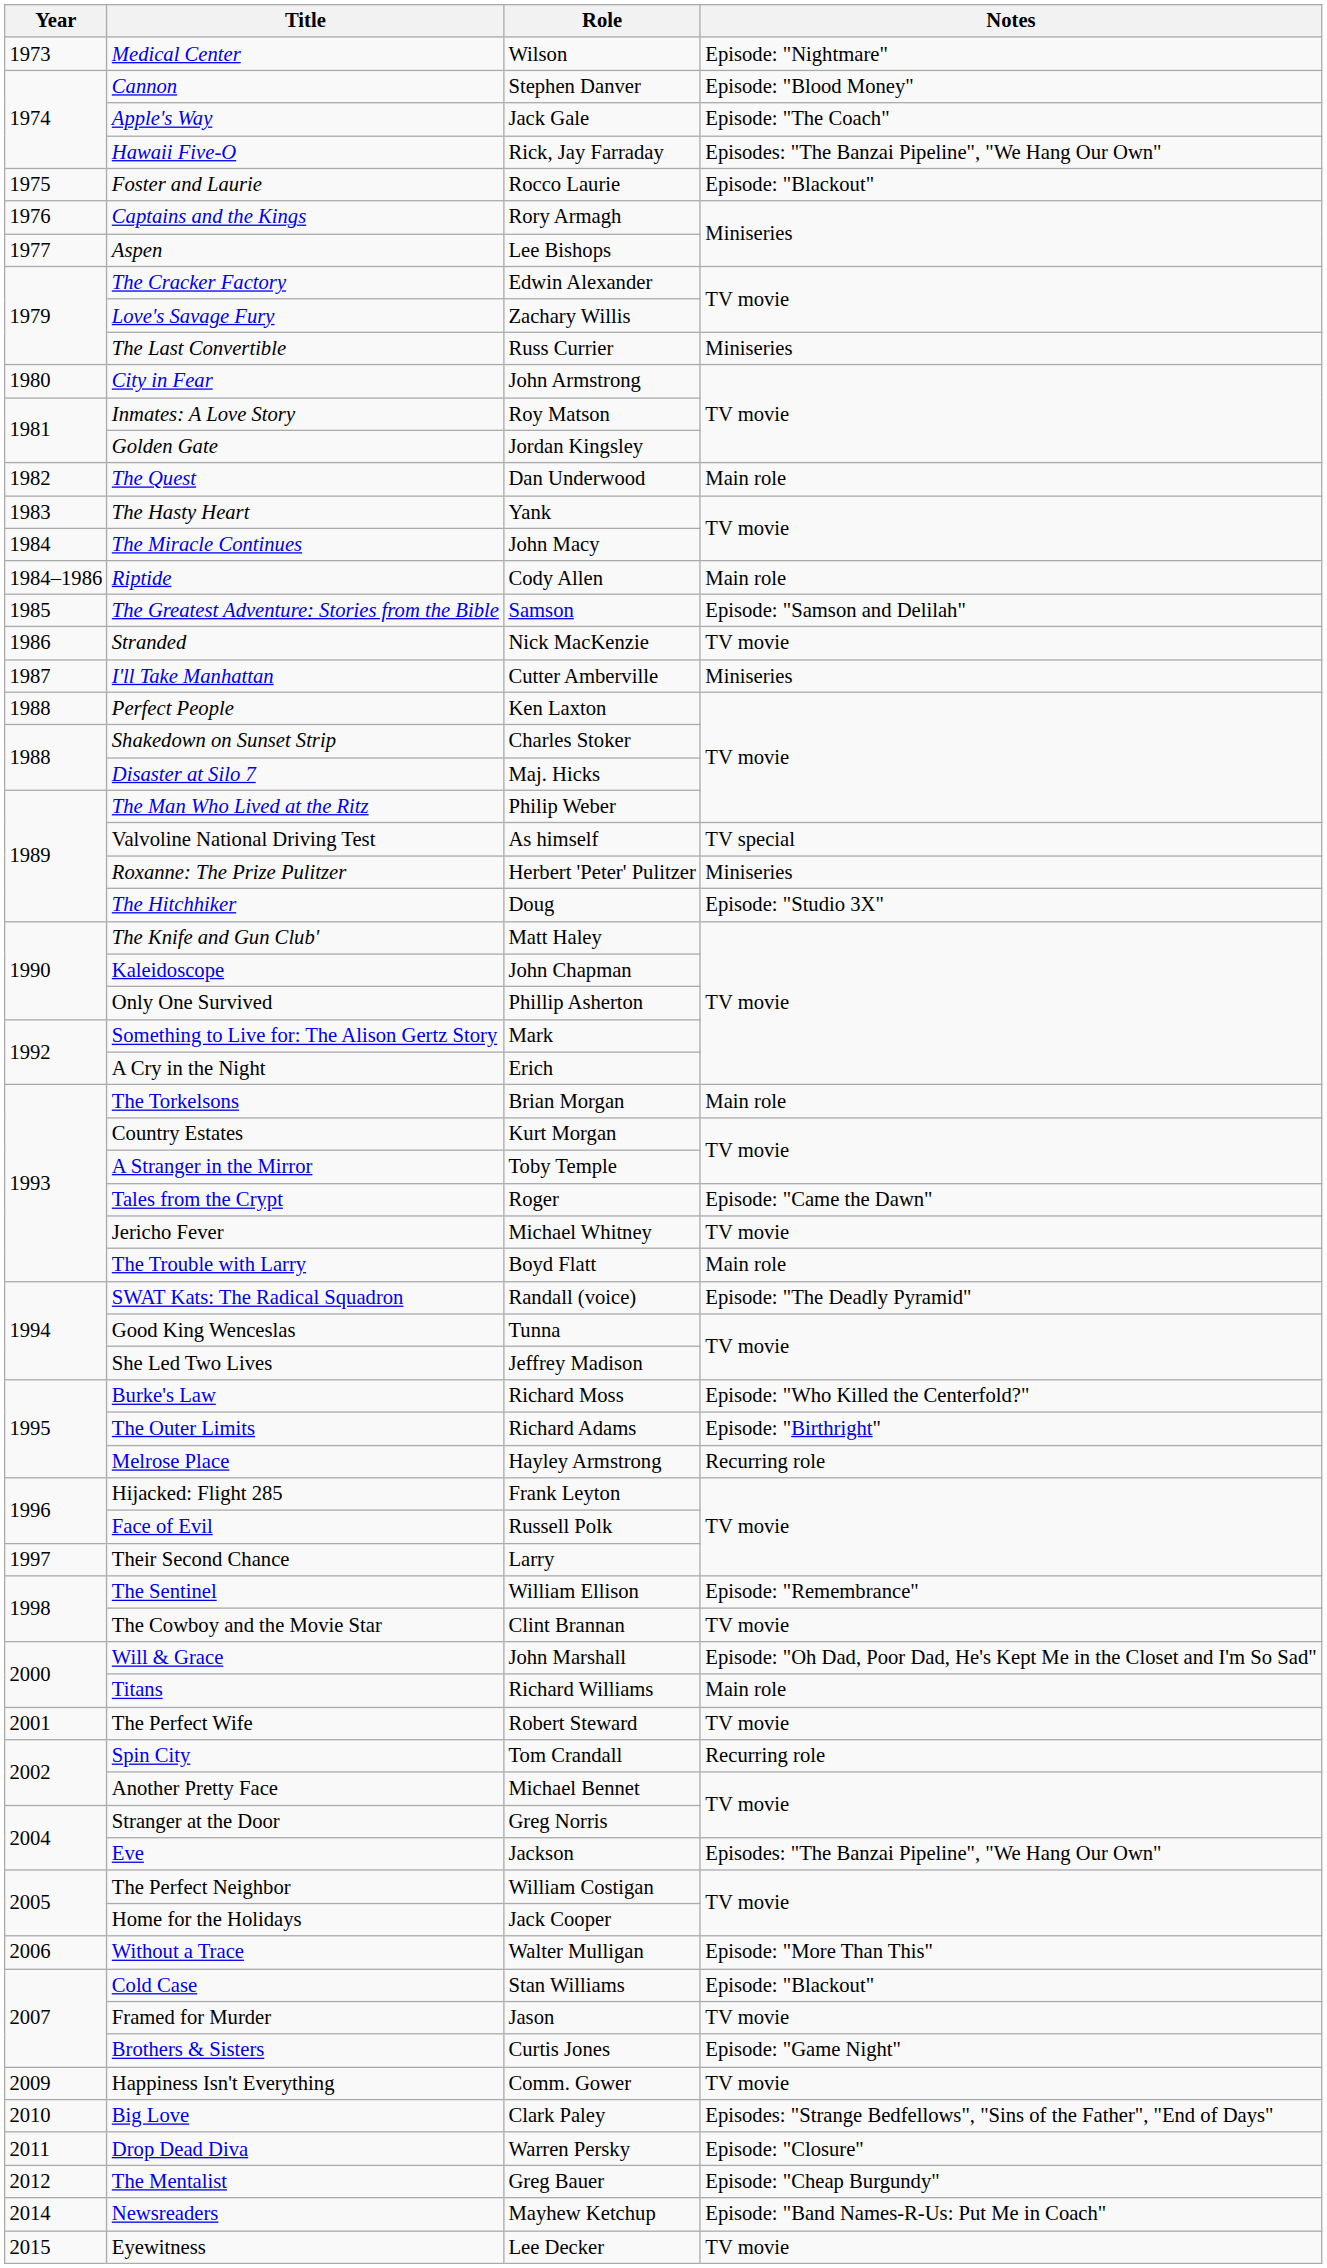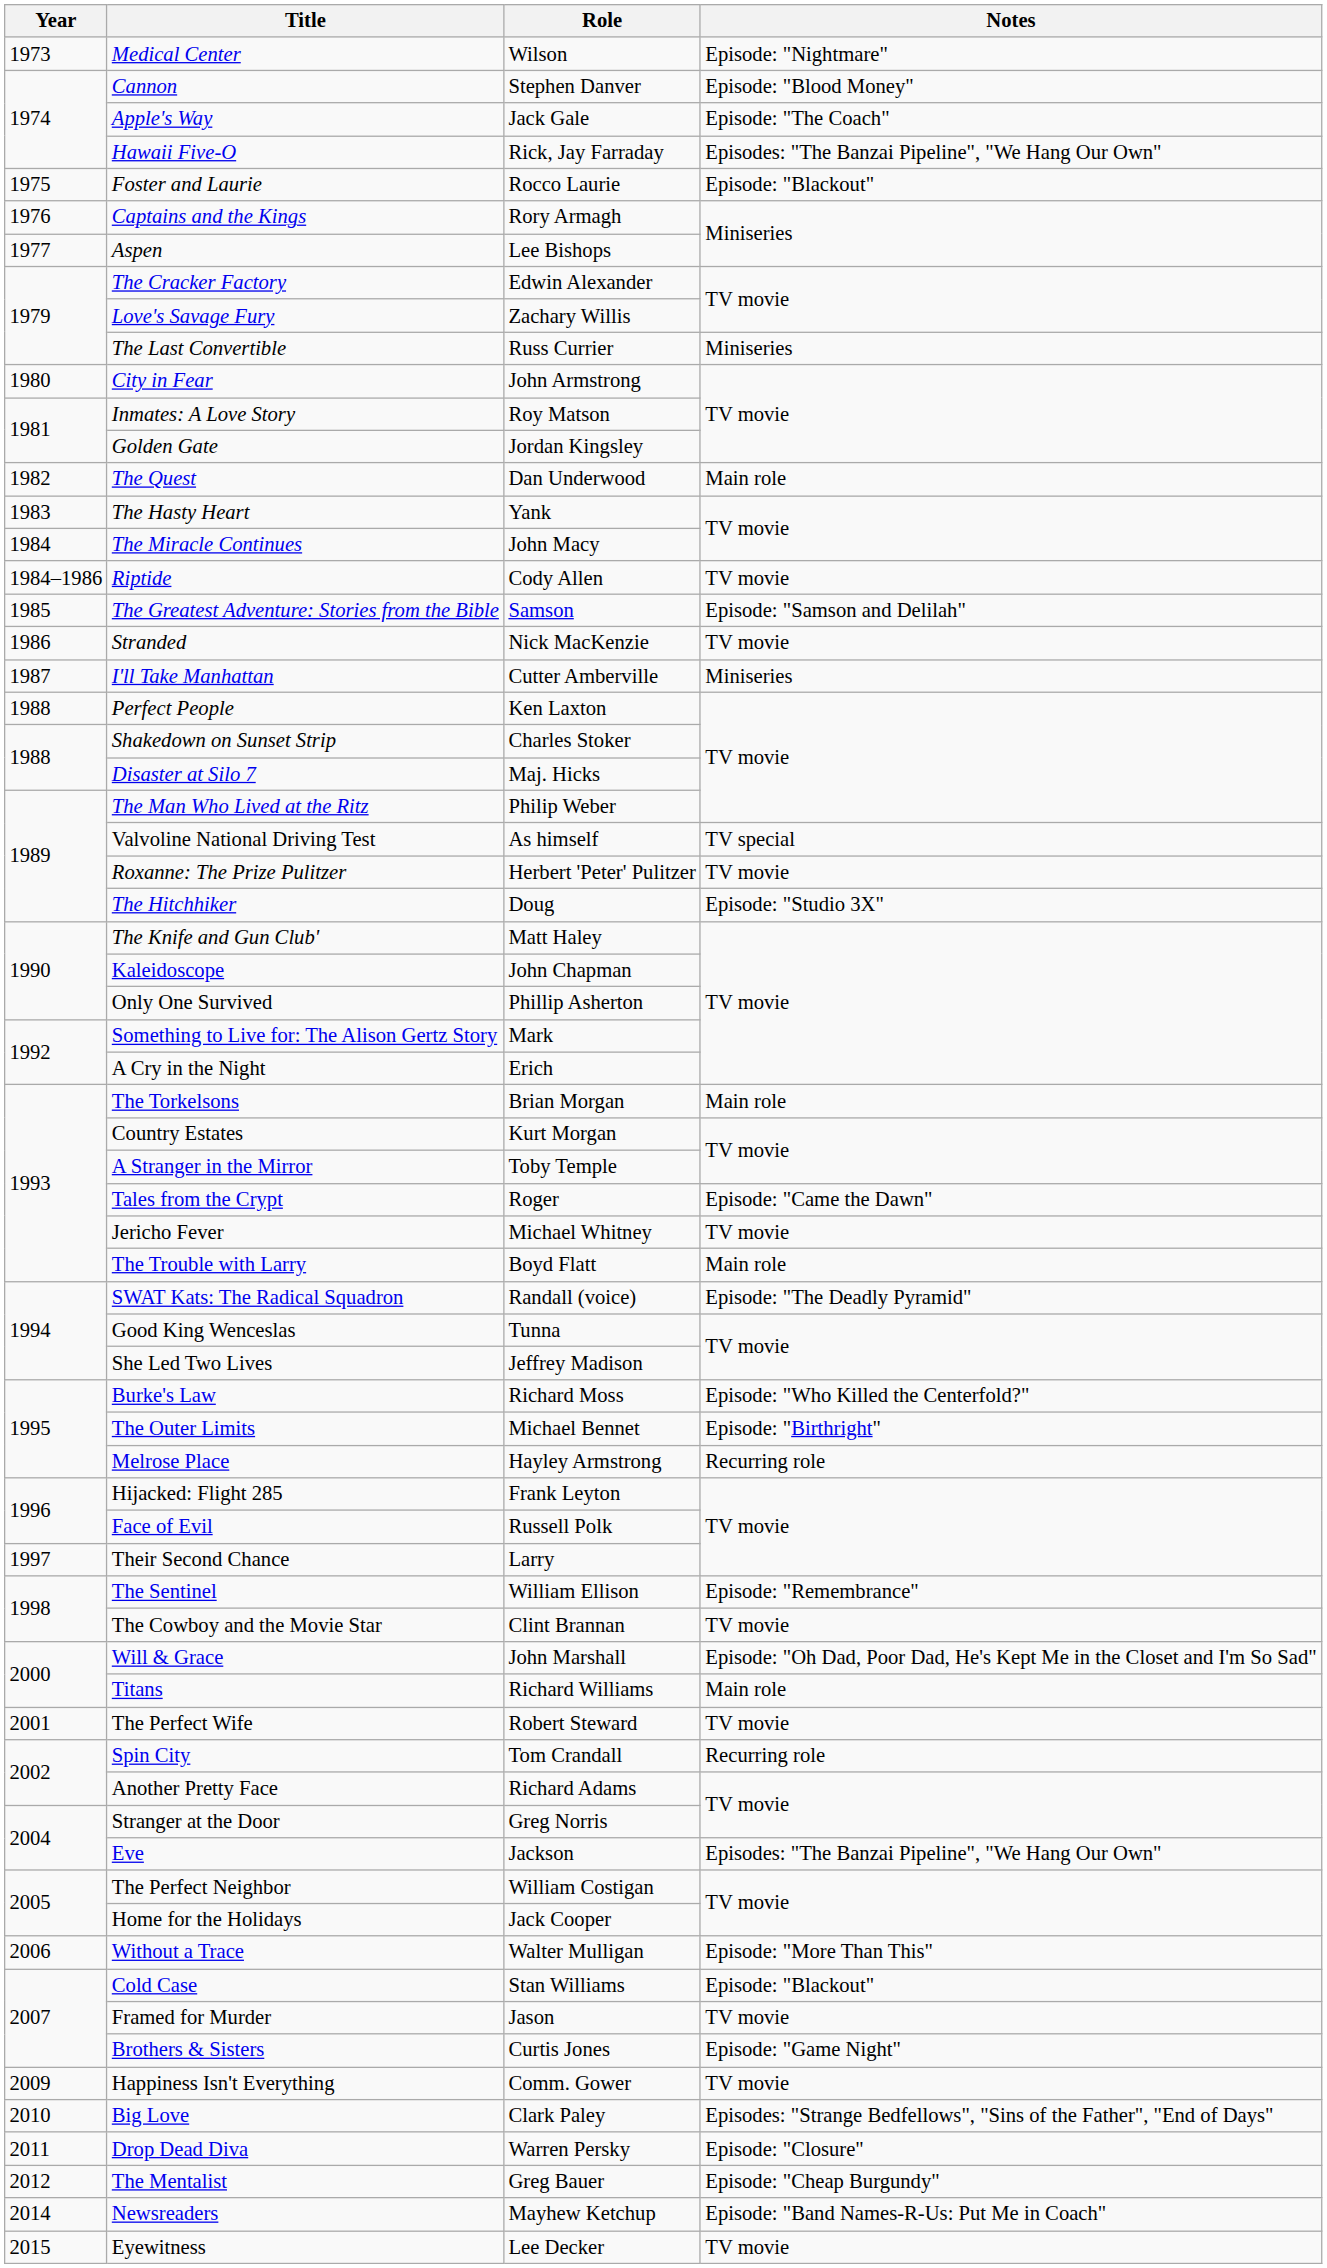(746, 577) Main role -> (747, 577) TV movie
(749, 871) Miniseries -> (747, 871) TV movie
(572, 1428) Richard Adams -> (574, 1428) Michael Bennet
(574, 1788) Michael Bennet -> (572, 1788) Richard Adams
